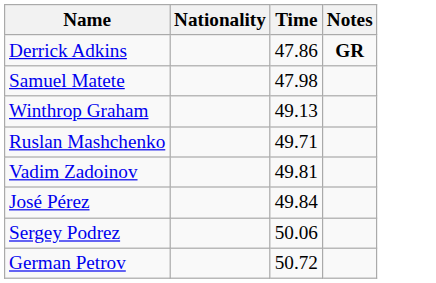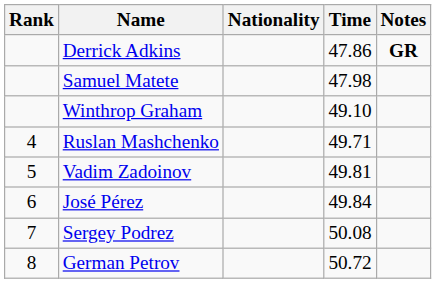+ column: (31, 19)
(296, 111) 49.13 -> (350, 111) 49.10
(296, 232) 50.06 -> (350, 232) 50.08
